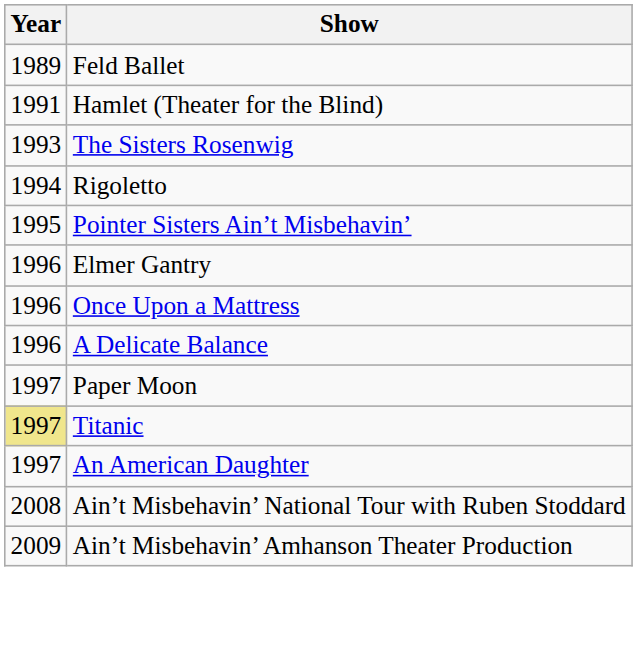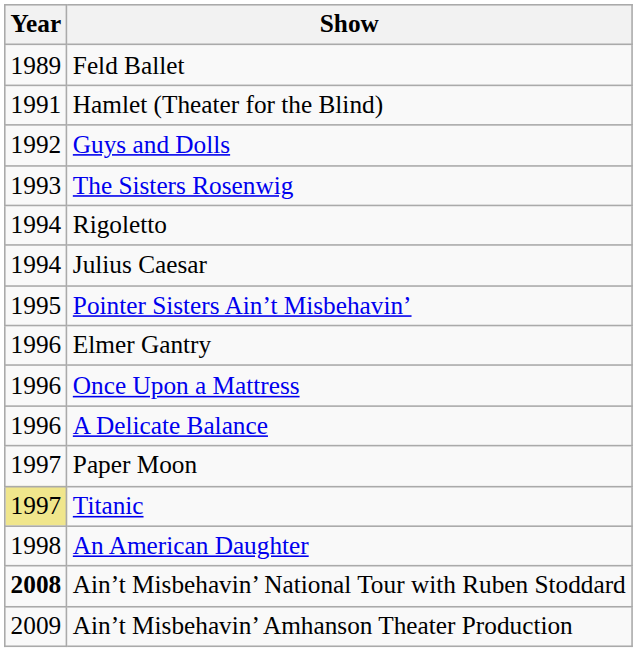+ row: (151, 144)
+ row: (140, 265)
(36, 465) 1997 -> (36, 545) 1998
(36, 505) normal -> (36, 585) bold
